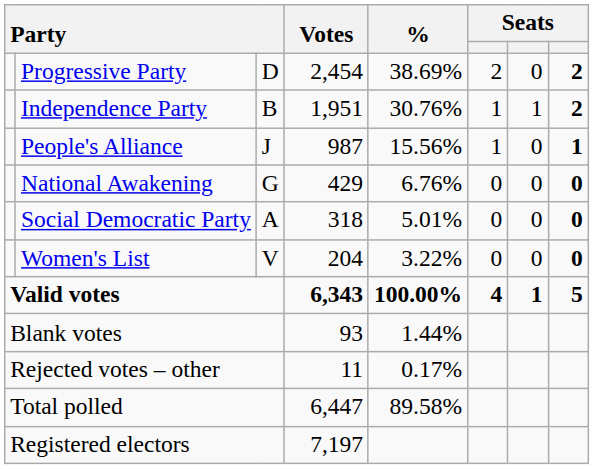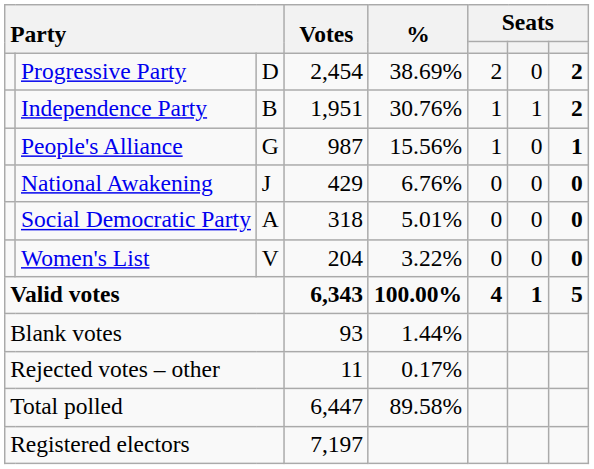(266, 145) J -> (270, 145) G
(270, 183) G -> (266, 183) J
